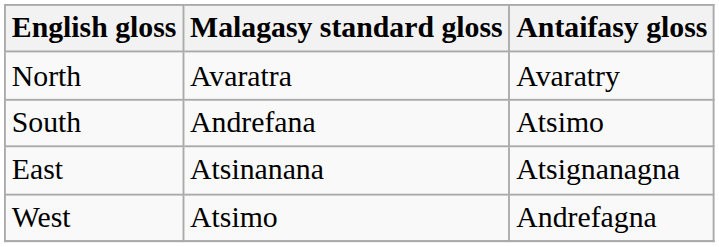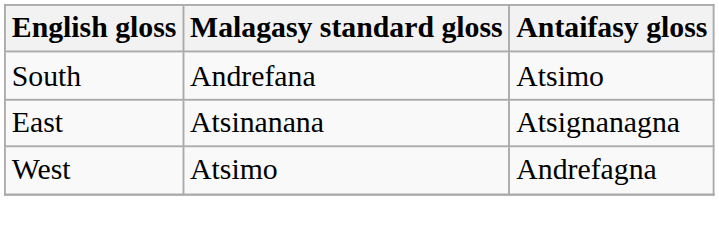- row: (47, 75)
